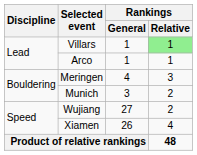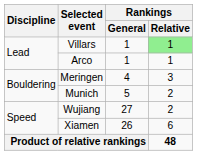(127, 93) 3 -> (127, 93) 5
(170, 126) 4 -> (170, 126) 6
